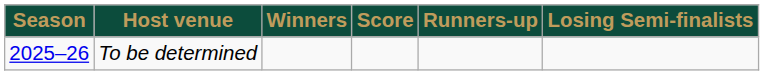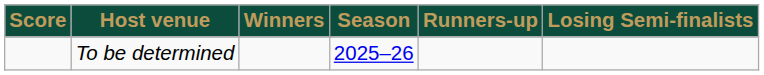columns swapped: (49, 20) <-> (385, 20)
